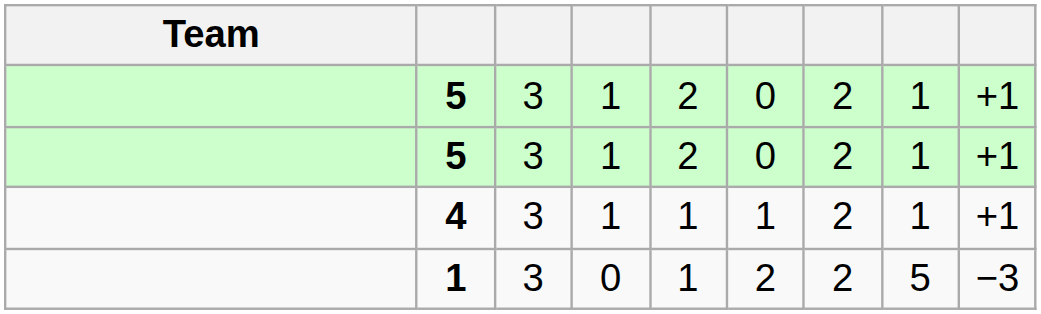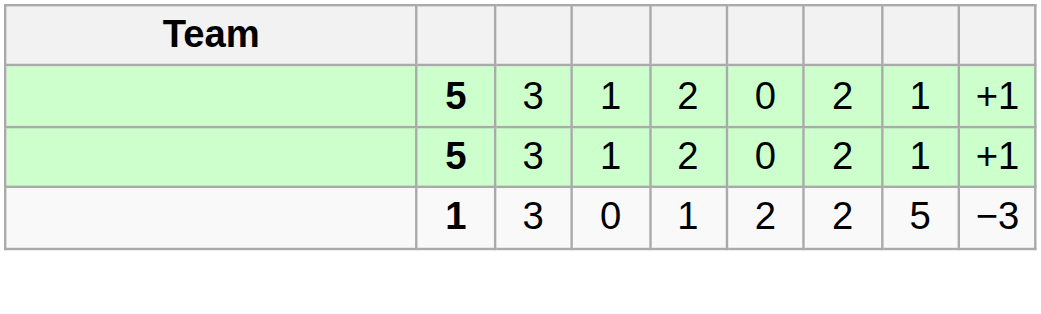- row: (456, 216)
